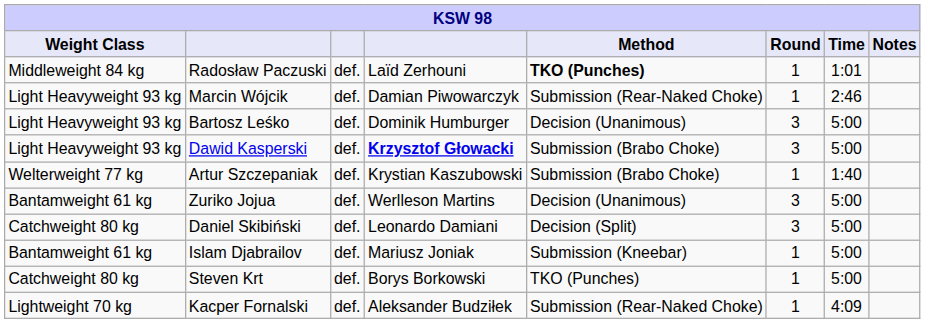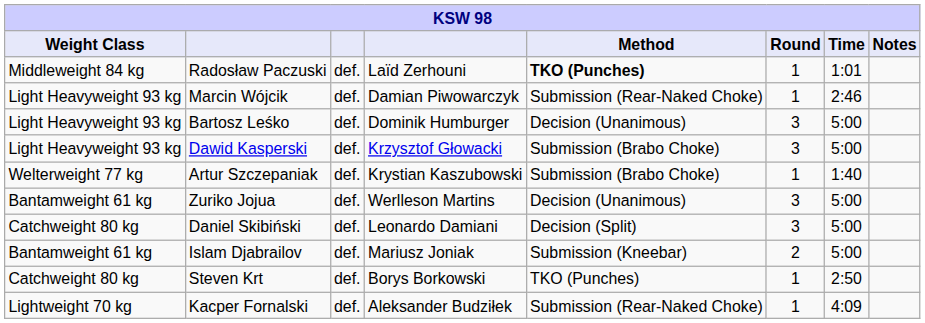(441, 148) bold -> (435, 148) normal
(795, 253) 1 -> (795, 253) 2
(847, 279) 5:00 -> (847, 279) 2:50
